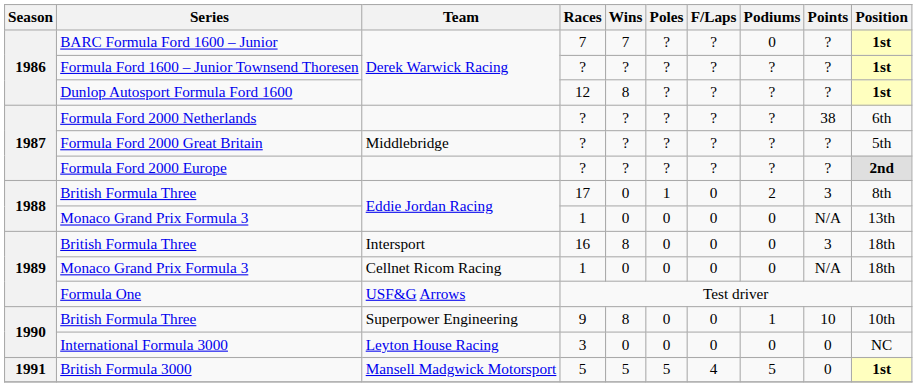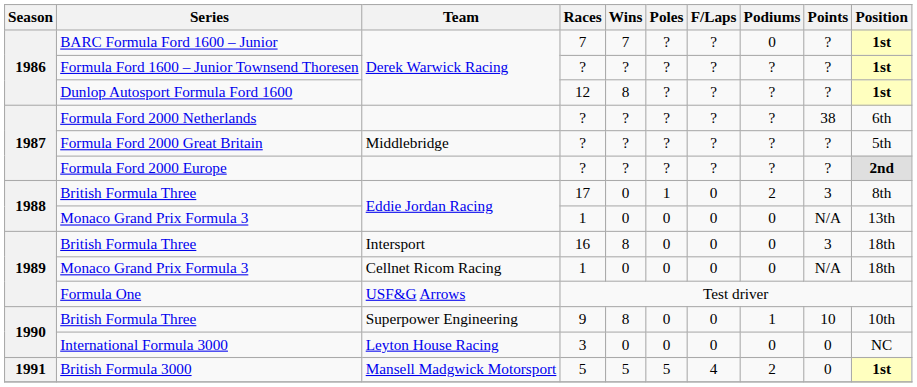(772, 369) 5 -> (772, 369) 2
